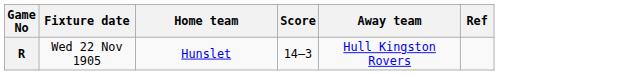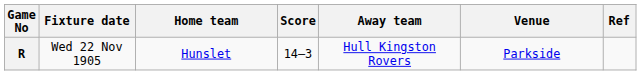+ column: (532, 21)
